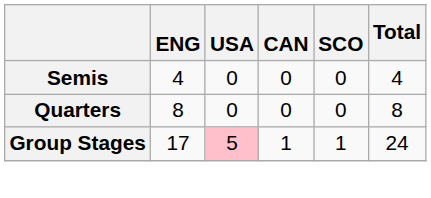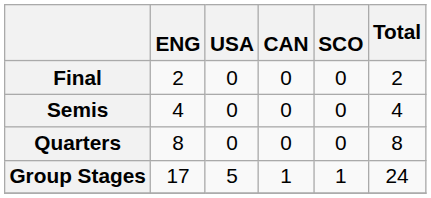+ row: (78, 77)
(232, 143) pink background -> (232, 176) no background
